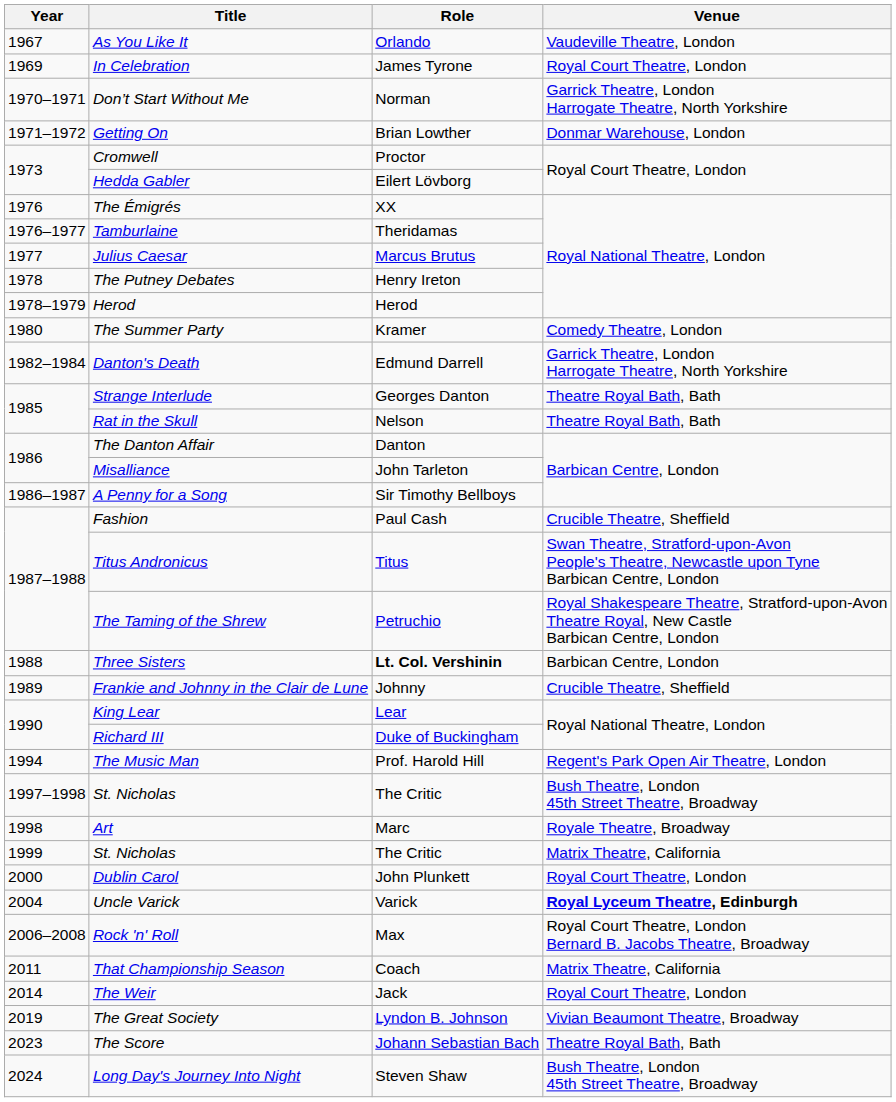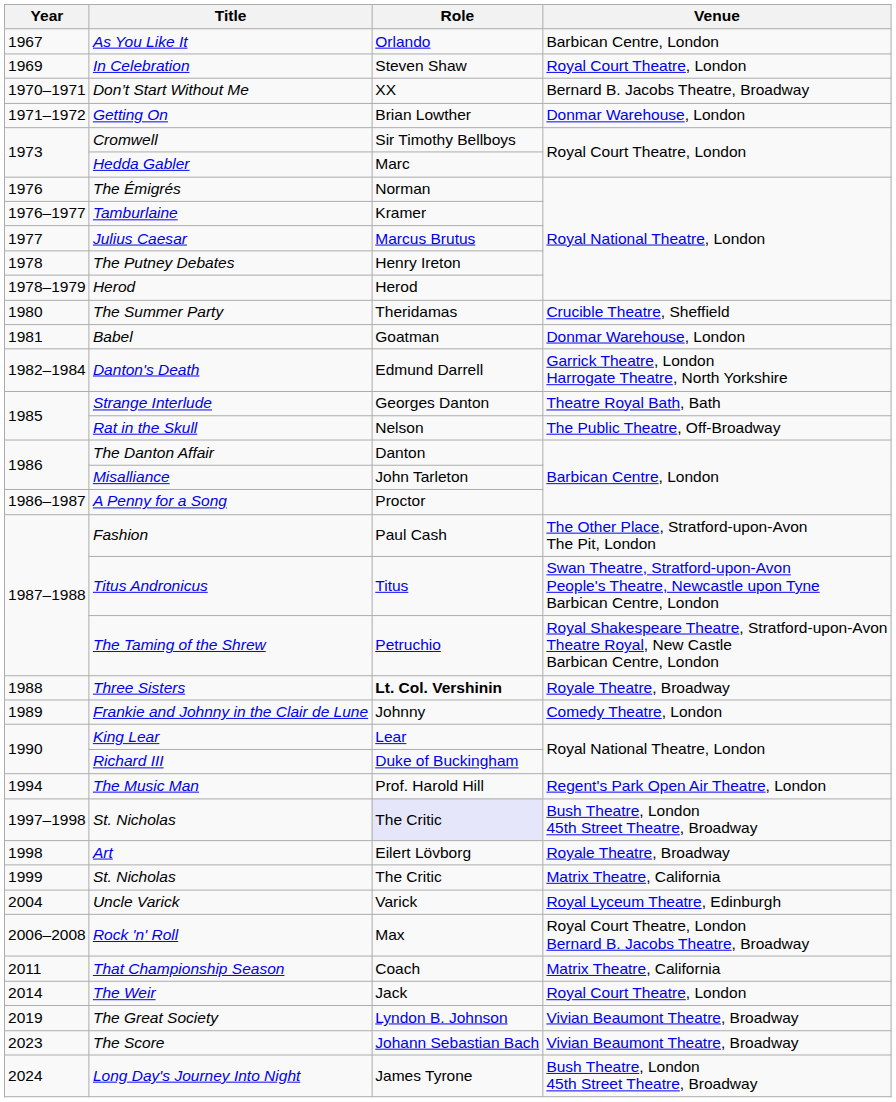(641, 41) Vaudeville Theatre, London -> (633, 41) Barbican Centre, London
(424, 66) James Tyrone -> (421, 66) Steven Shaw
(403, 99) Norman -> (386, 90) XX
(667, 99) Garrick Theatre, London Harrogate Theatre, North Yorkshire -> (678, 90) Bernard B. Jacobs Theatre, Broadway
(400, 157) Proctor -> (446, 139) Sir Timothy Bellboys
(423, 181) Eilert Lövborg -> (393, 164) Marc
(386, 206) XX -> (403, 189) Norman
(416, 231) Theridamas -> (401, 213) Kramer
(401, 329) Kramer -> (416, 312) Theridamas
(634, 329) Comedy Theatre, London -> (638, 312) Crucible Theatre, Sheffield
+ row: (25, 336)
(634, 420) Theatre Royal Bath, Bath -> (663, 428) The Public Theatre, Off-Broadway
(446, 494) Sir Timothy Bellboys -> (400, 501) Proctor
(638, 519) Crucible Theatre, Sheffield -> (677, 535) The Other Place, Stratford-upon-Avon The Pit, London
(633, 663) Barbican Centre, London -> (638, 687) Royale Theatre, Broadway
(638, 687) Crucible Theatre, Sheffield -> (634, 712) Comedy Theatre, London
(408, 794) no background -> (408, 819) lavender background
(393, 828) Marc -> (423, 852) Eilert Lövborg
- row: (25, 877)
(672, 902) bold -> (664, 902) normal
(634, 1042) Theatre Royal Bath, Bath -> (672, 1042) Vivian Beaumont Theatre, Broadway
(421, 1075) Steven Shaw -> (424, 1075) James Tyrone
